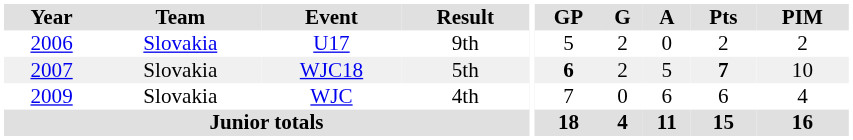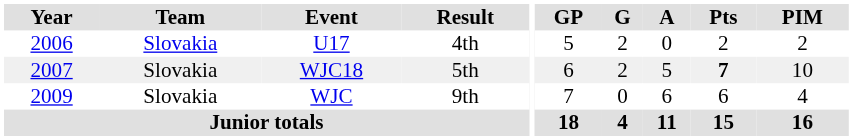(465, 43) 9th -> (465, 43) 4th
(568, 69) bold -> (568, 69) normal
(465, 96) 4th -> (465, 96) 9th
